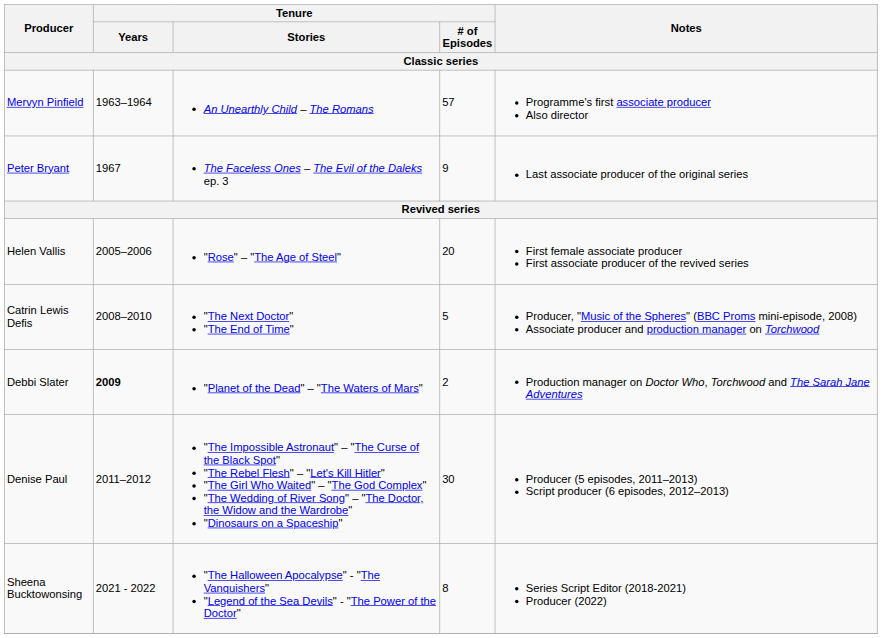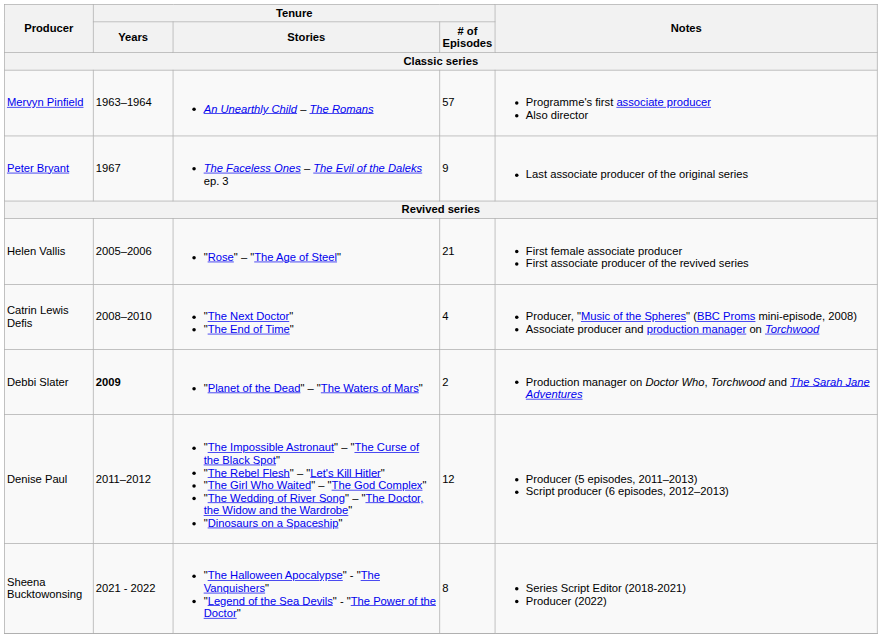(448, 251) 20 -> (448, 251) 21
(445, 316) 5 -> (445, 316) 4
(448, 479) 30 -> (448, 479) 12
